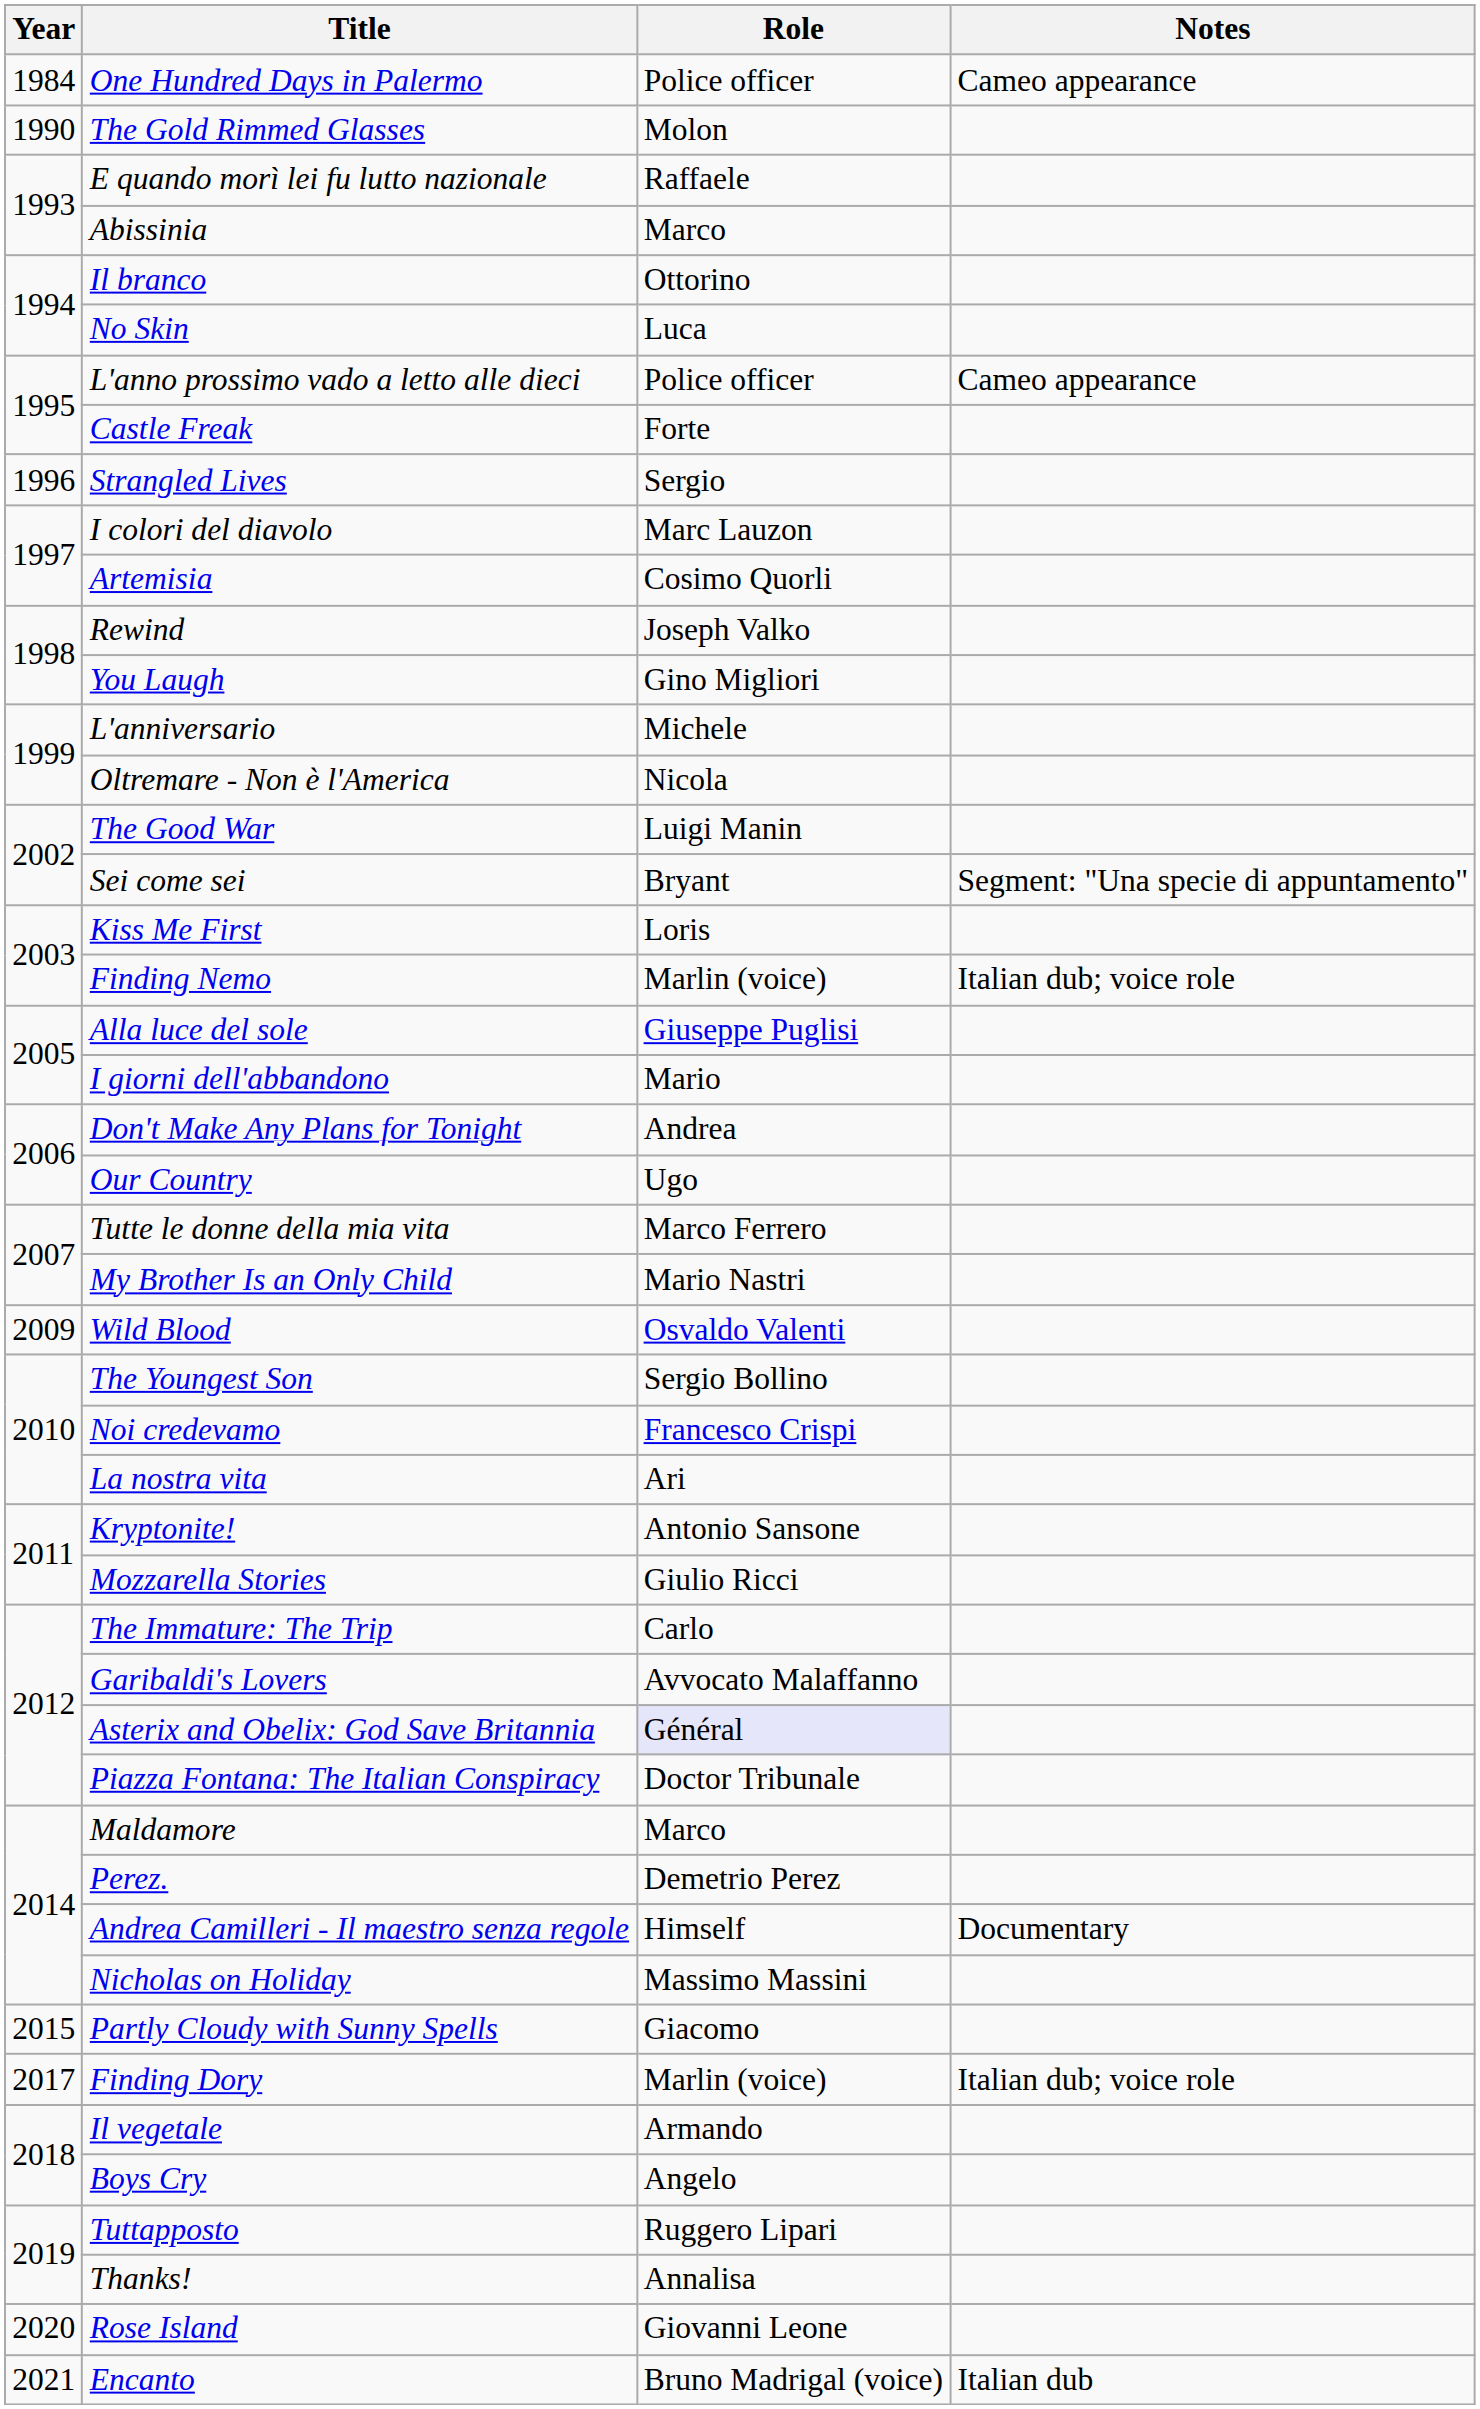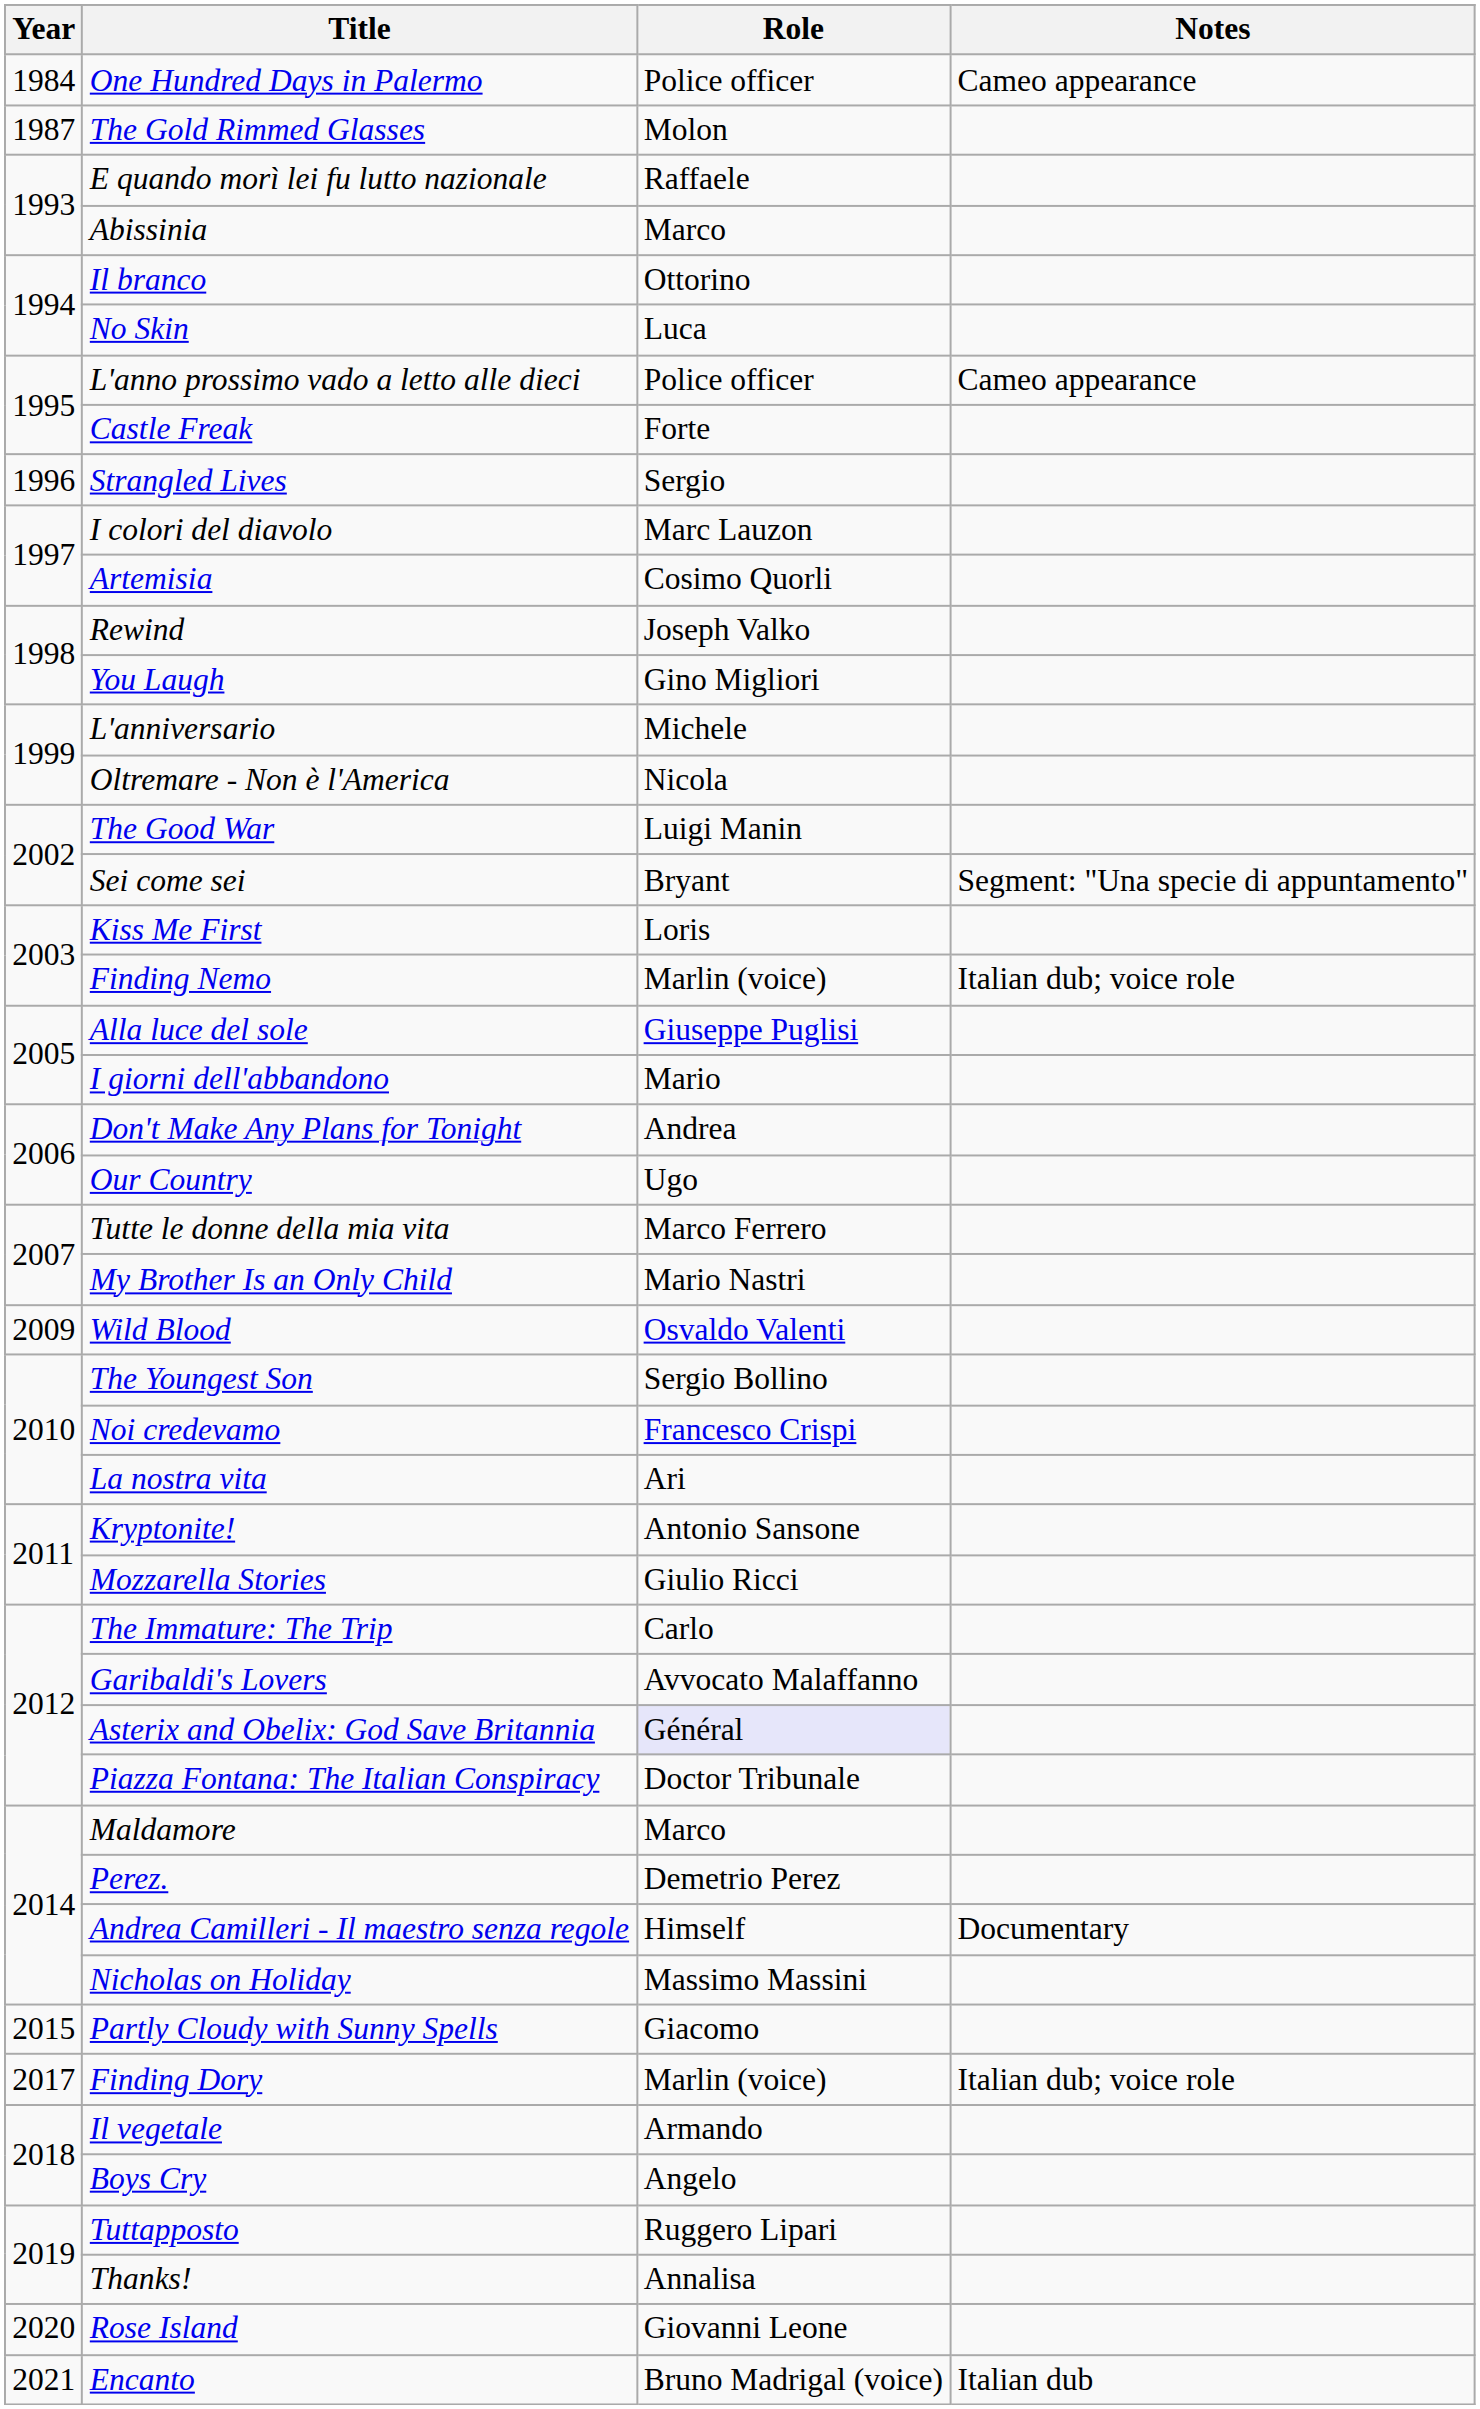(44, 129) 1990 -> (44, 129) 1987
